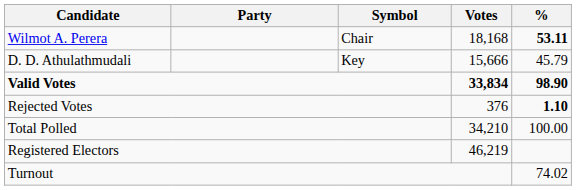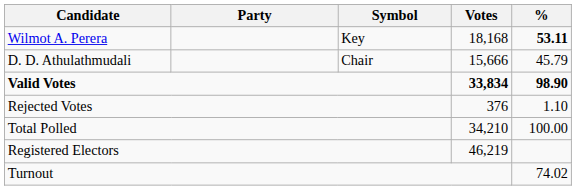(357, 38) Chair -> (353, 38) Key
(353, 60) Key -> (357, 60) Chair
(556, 106) bold -> (556, 106) normal
